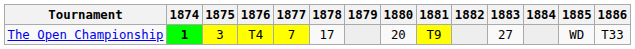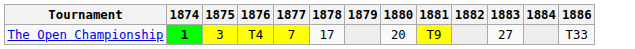- column: (577, 15)
